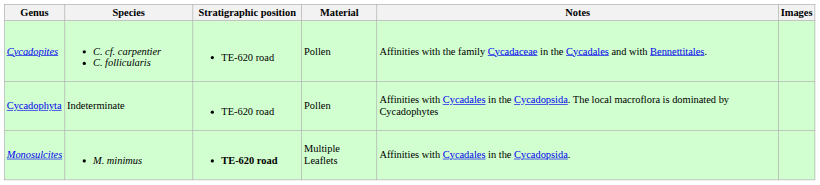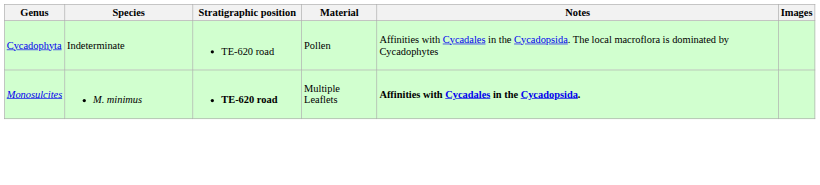- row: (32, 51)
(475, 155) normal -> (480, 94) bold
